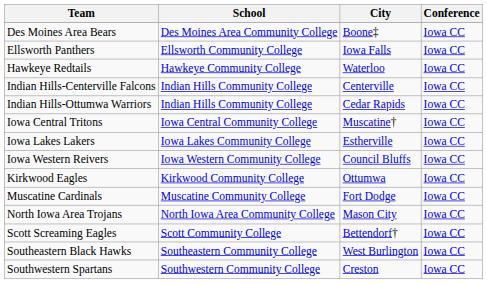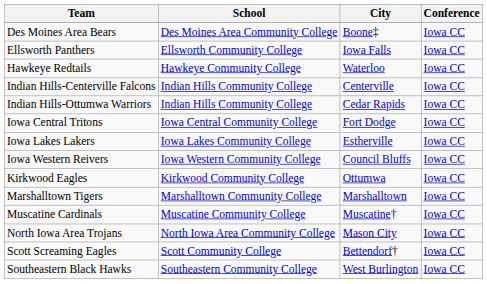(370, 123) Muscatine† -> (369, 123) Fort Dodge
+ row: (55, 196)
(369, 196) Fort Dodge -> (370, 214) Muscatine†
- row: (60, 269)
